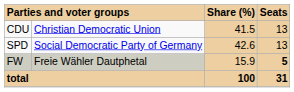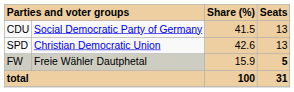(97, 29) Christian Democratic Union -> (118, 29) Social Democratic Party of Germany
(118, 45) Social Democratic Party of Germany -> (97, 45) Christian Democratic Union
